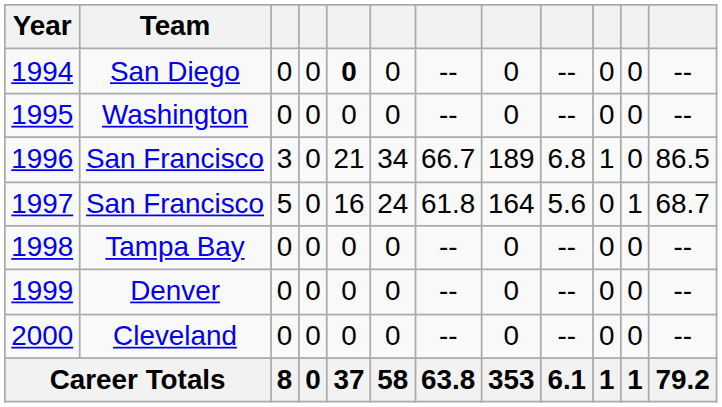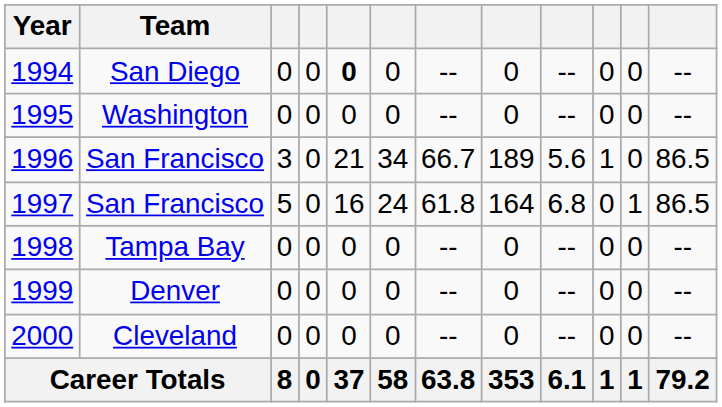(567, 159) 6.8 -> (567, 159) 5.6
(567, 203) 5.6 -> (567, 203) 6.8
(683, 203) 68.7 -> (683, 203) 86.5
